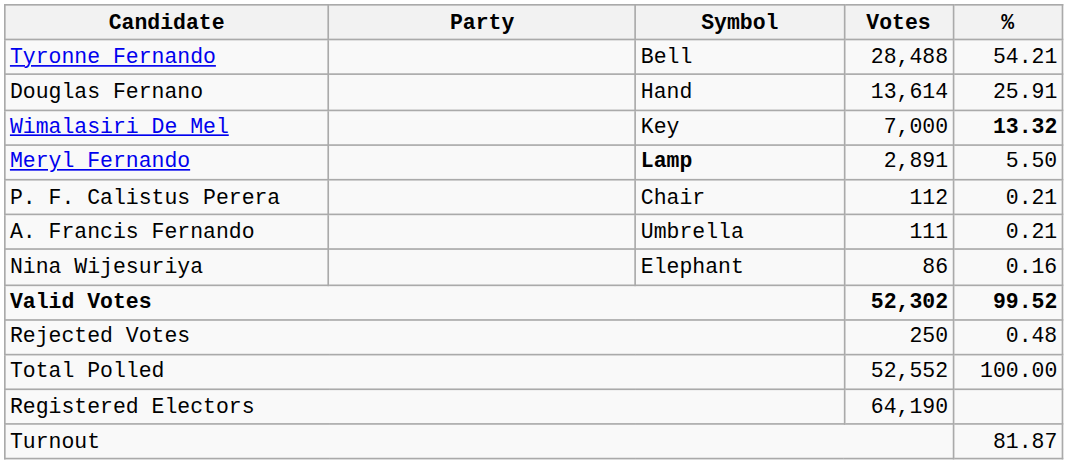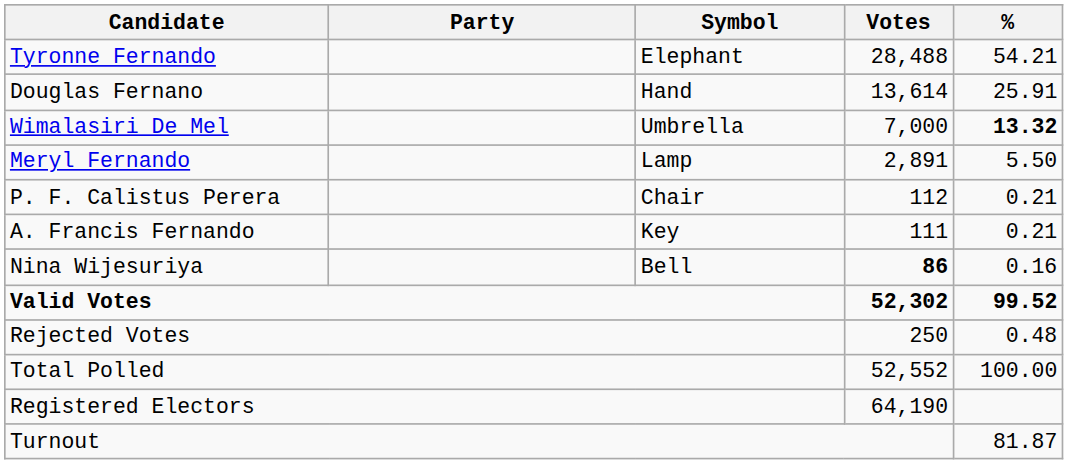(667, 57) Bell -> (692, 57) Elephant
(660, 127) Key -> (692, 127) Umbrella
(667, 162) bold -> (667, 162) normal
(692, 232) Umbrella -> (660, 232) Key
(692, 267) Elephant -> (667, 267) Bell
(935, 267) normal -> (935, 267) bold
